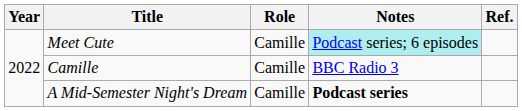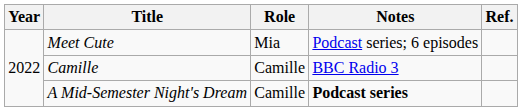(280, 42) Camille -> (267, 42) Mia
(395, 42) paleturquoise background -> (395, 42) no background
